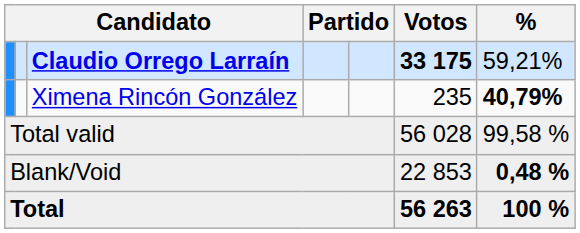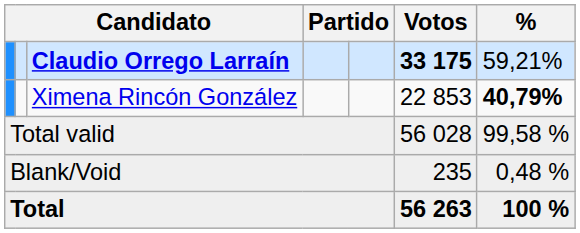(452, 97) 235 -> (436, 97) 22 853
(436, 172) 22 853 -> (452, 172) 235
(532, 172) bold -> (532, 172) normal
